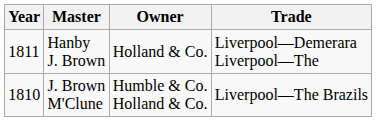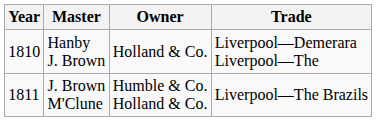(24, 51) 1811 -> (24, 51) 1810
(24, 94) 1810 -> (24, 94) 1811
